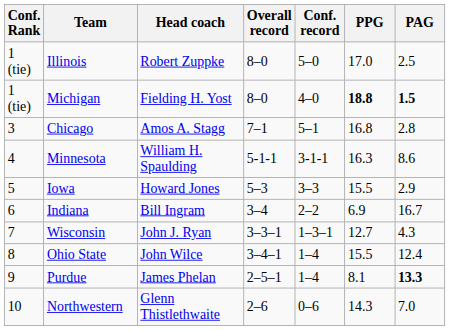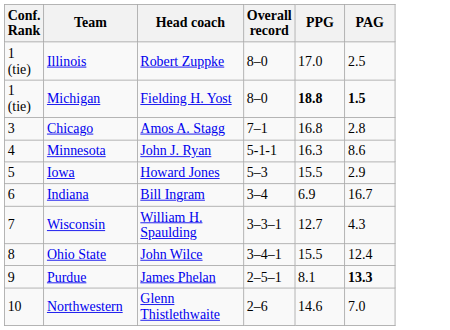- column: (320, 23)
(171, 158) William H. Spaulding -> (176, 150) John J. Ryan
(176, 232) John J. Ryan -> (171, 224) William H. Spaulding
(360, 306) 14.3 -> (310, 306) 14.6
